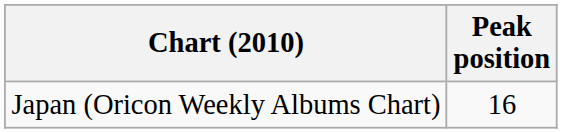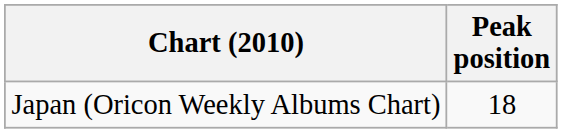(502, 104) 16 -> (502, 104) 18
